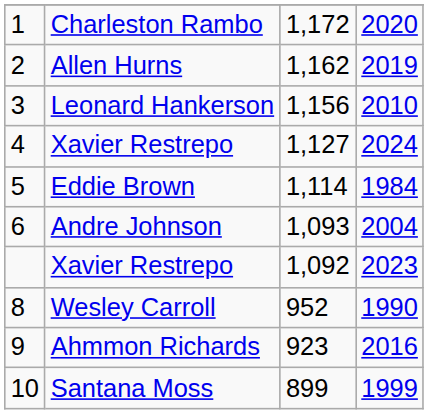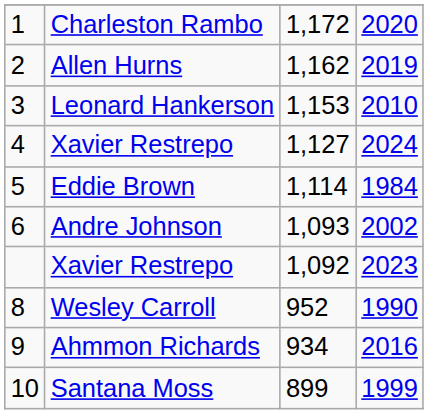(318, 105) 1,156 -> (318, 105) 1,153
(390, 226) 2004 -> (390, 226) 2002
(307, 347) 923 -> (307, 347) 934
